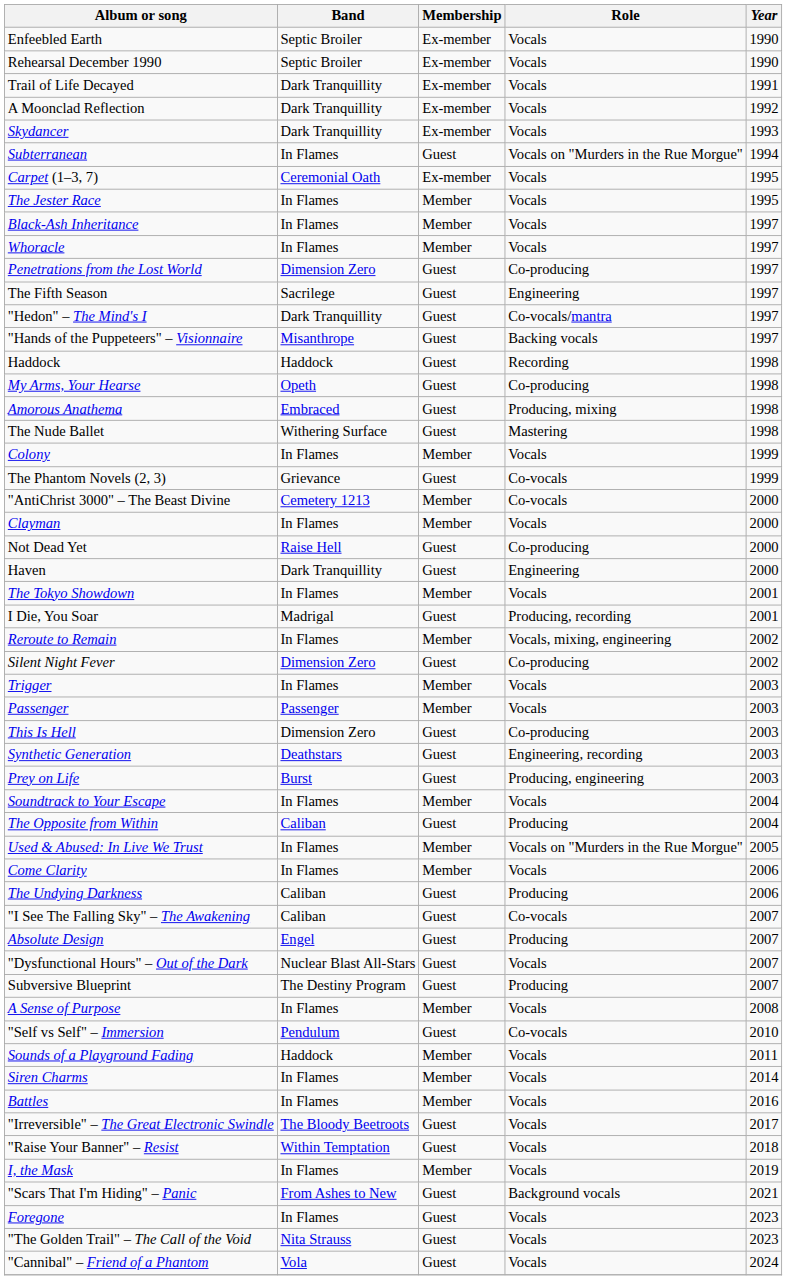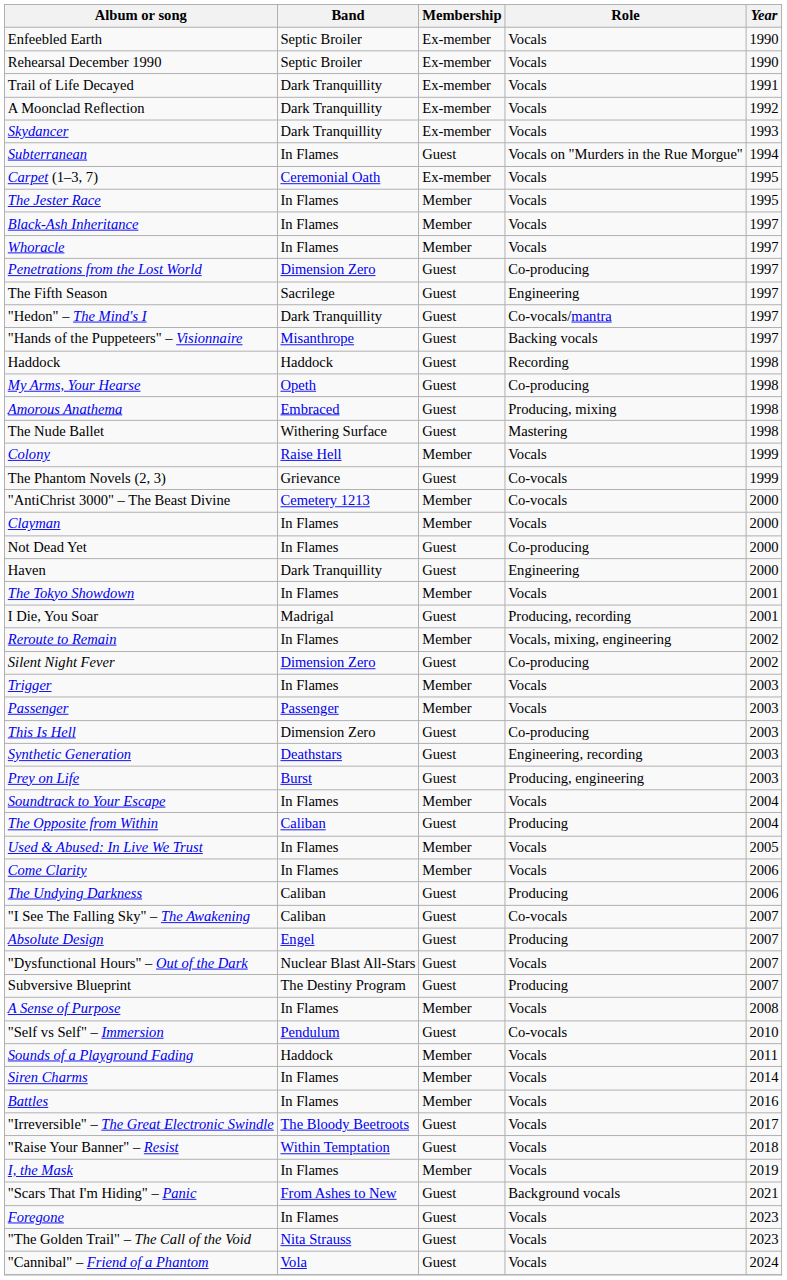(309, 454) In Flames -> (311, 454) Raise Hell
(311, 547) Raise Hell -> (309, 547) In Flames
(626, 847) Vocals on "Murders in the Rue Morgue" -> (528, 847) Vocals
